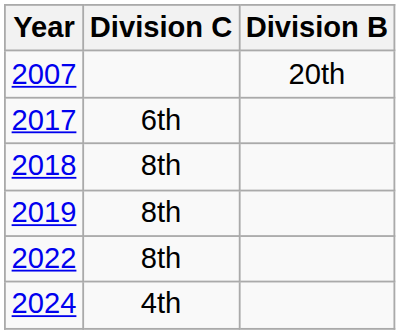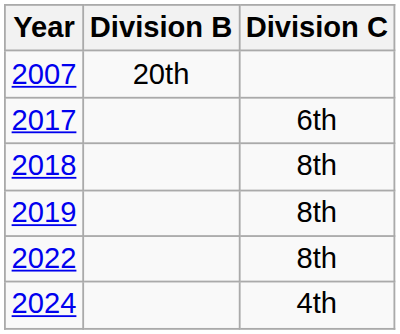columns swapped: (317, 27) <-> (161, 27)
